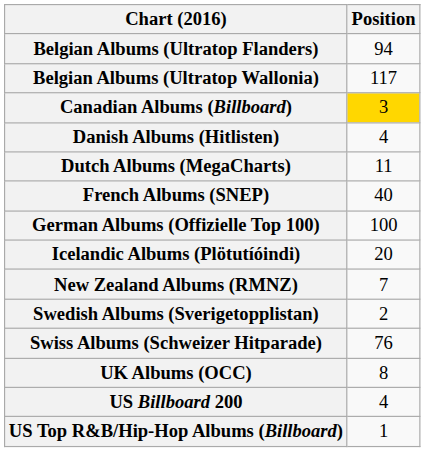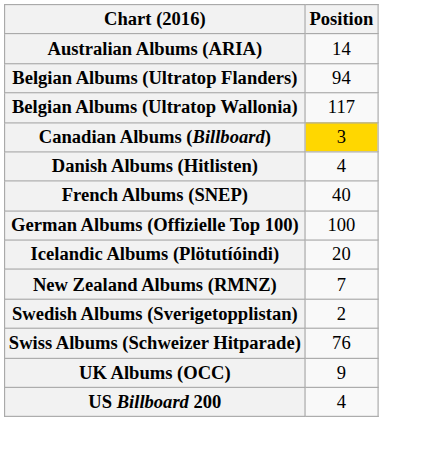+ row: (155, 48)
- row: (176, 166)
(384, 372) 8 -> (341, 372) 9
- row: (176, 431)
